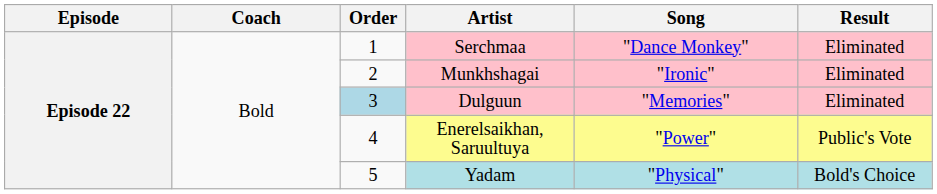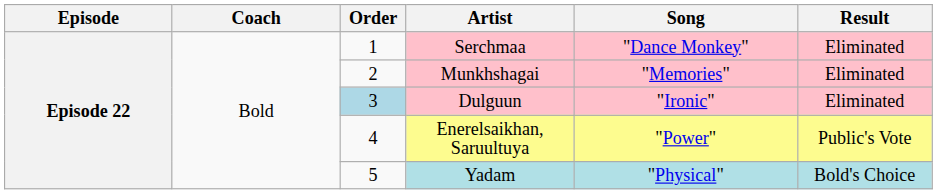(686, 73) "Ironic" -> (686, 73) "Memories"
(686, 101) "Memories" -> (686, 101) "Ironic"
